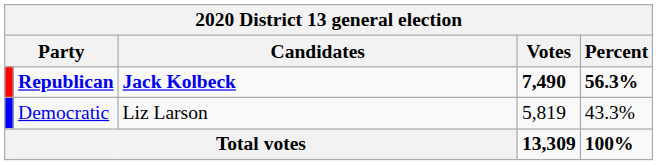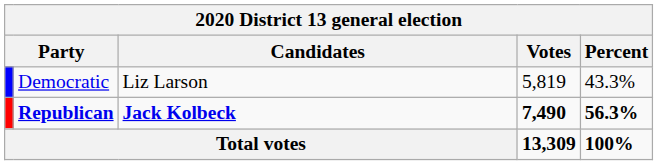rows swapped: (66, 81) <-> (64, 112)
